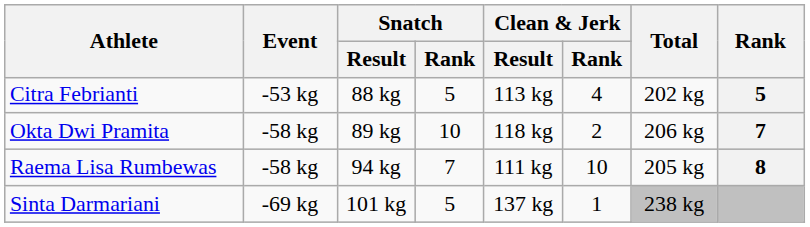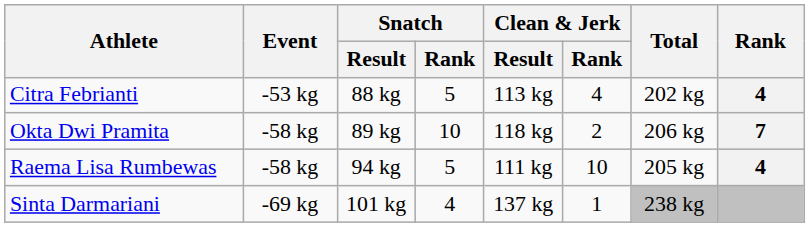(760, 95) 5 -> (760, 95) 4
(450, 167) 7 -> (450, 167) 5
(760, 167) 8 -> (760, 167) 4
(450, 203) 5 -> (450, 203) 4
